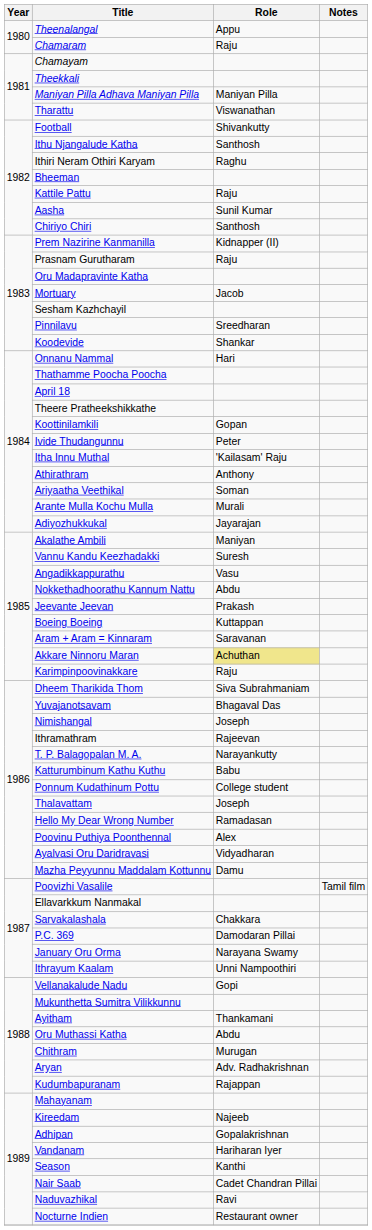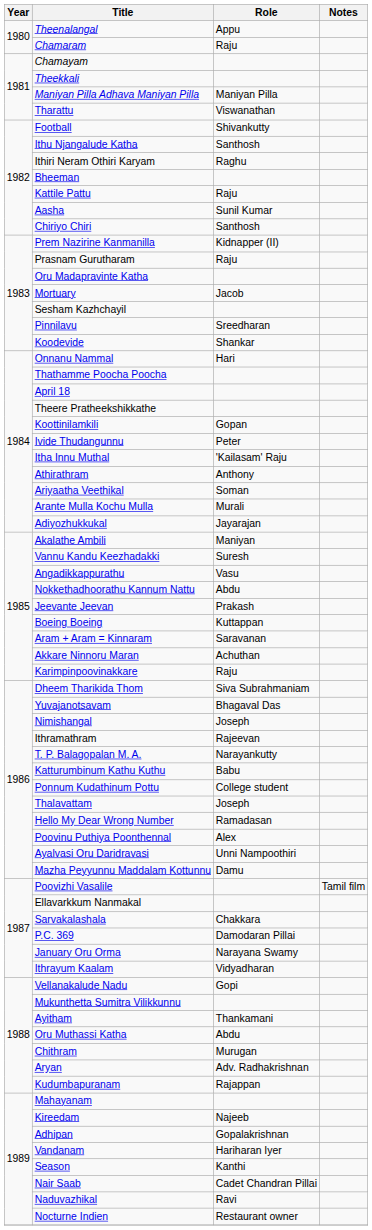(238, 656) khaki background -> (238, 656) no background
(245, 853) Vidyadharan -> (256, 853) Unni Nampoothiri
(256, 969) Unni Nampoothiri -> (245, 969) Vidyadharan
